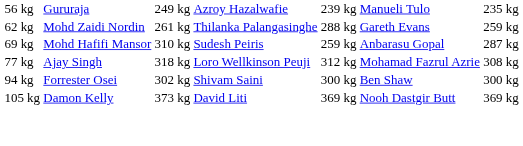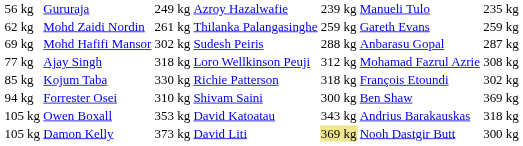(339, 26) 288 kg -> (339, 26) 259 kg
(172, 44) 310 kg -> (172, 44) 302 kg
(339, 44) 259 kg -> (339, 44) 288 kg
+ row: (75, 80)
(172, 80) 302 kg -> (172, 97) 310 kg
(501, 80) 300 kg -> (501, 97) 369 kg
+ row: (78, 115)
(339, 97) no background -> (339, 133) khaki background
(501, 97) 369 kg -> (501, 133) 300 kg
